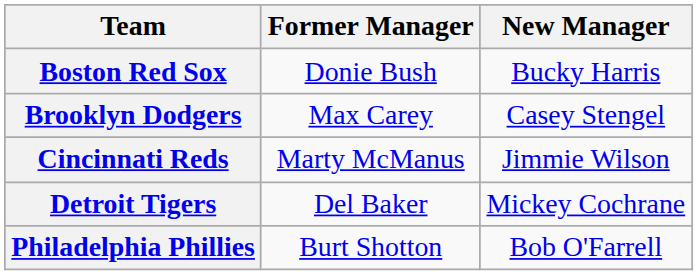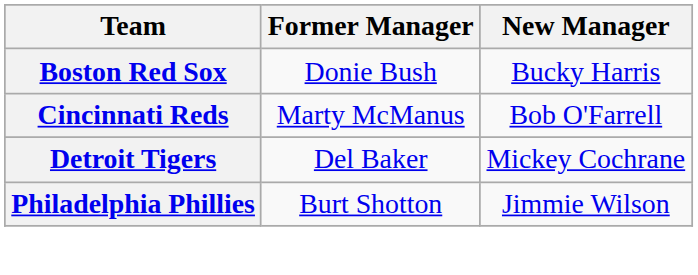- row: (133, 114)
(586, 159) Jimmie Wilson -> (586, 114) Bob O'Farrell
(586, 247) Bob O'Farrell -> (586, 203) Jimmie Wilson
